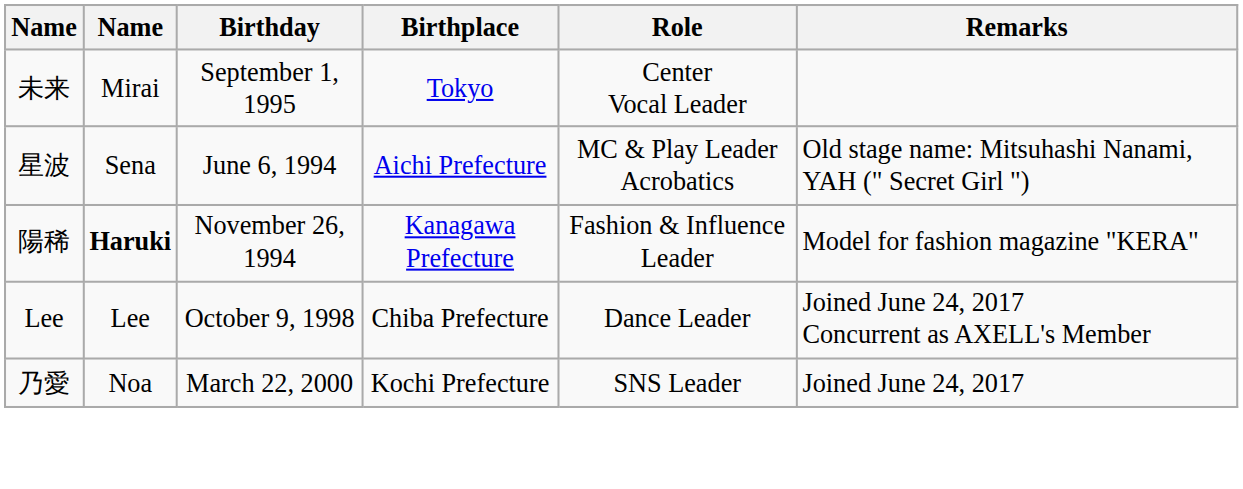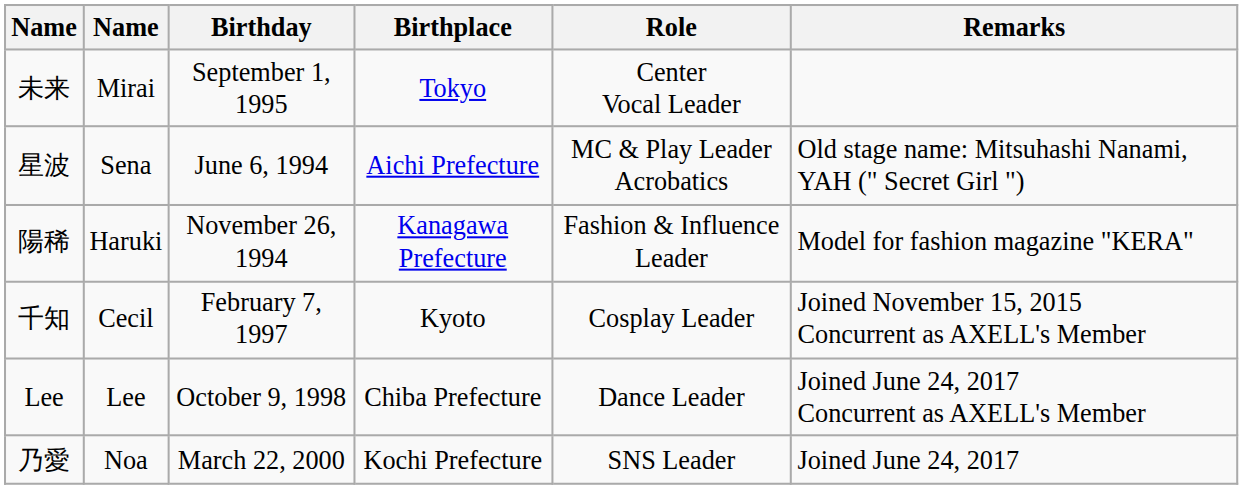(130, 242) bold -> (126, 242) normal
+ row: (44, 319)
